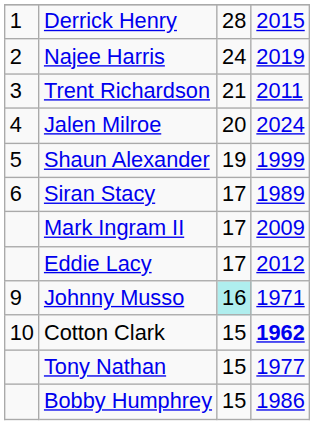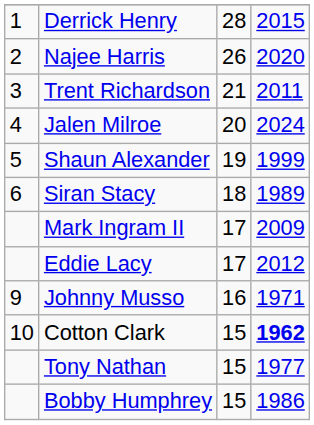(234, 56) 24 -> (234, 56) 26
(281, 56) 2019 -> (281, 56) 2020
(234, 194) 17 -> (234, 194) 18
(234, 297) paleturquoise background -> (234, 297) no background
